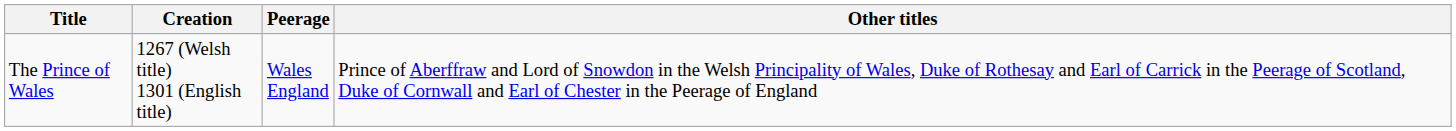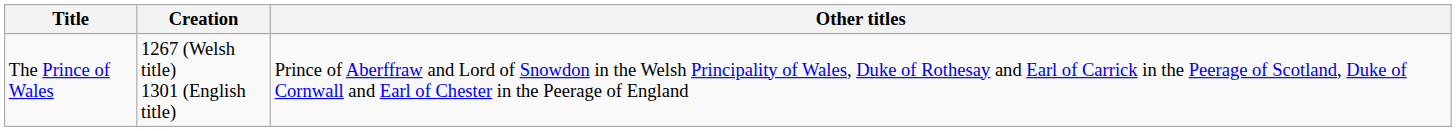- column: (298, 19)
